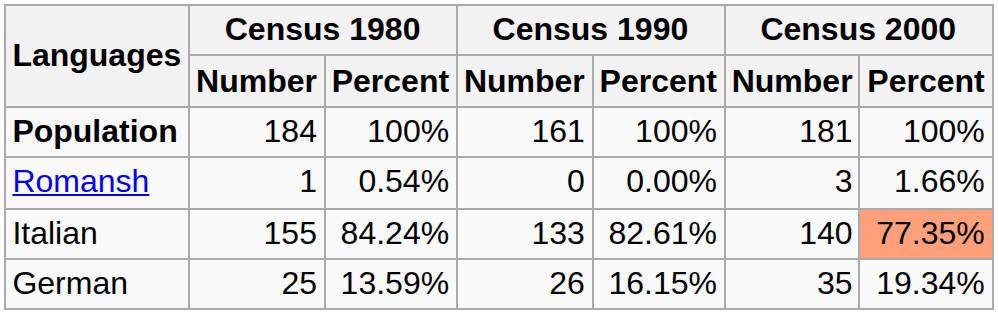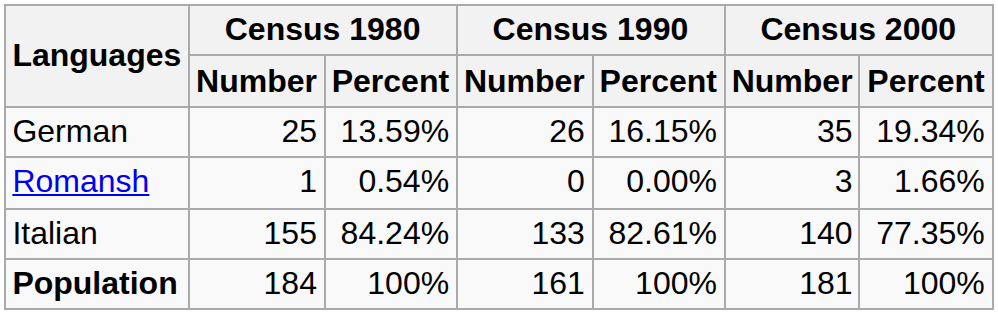rows swapped: (70, 283) <-> (95, 131)
(930, 232) lightsalmon background -> (930, 232) no background
